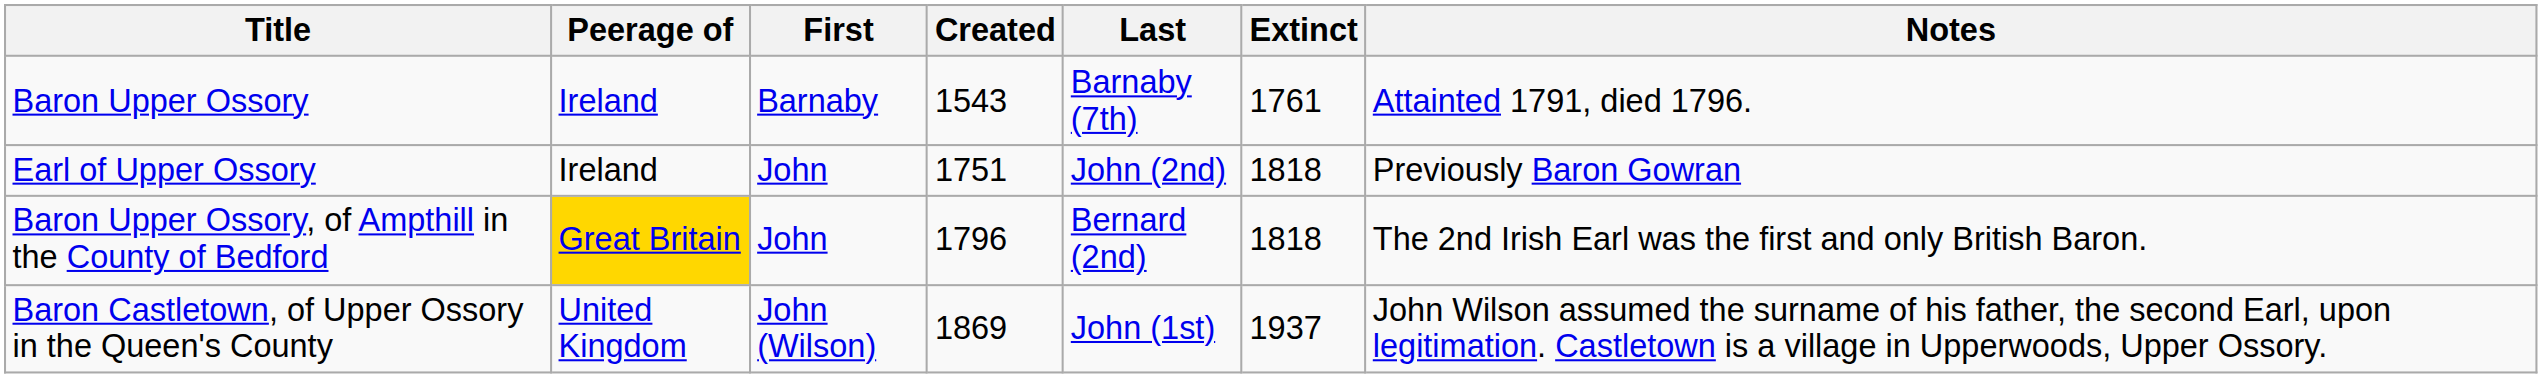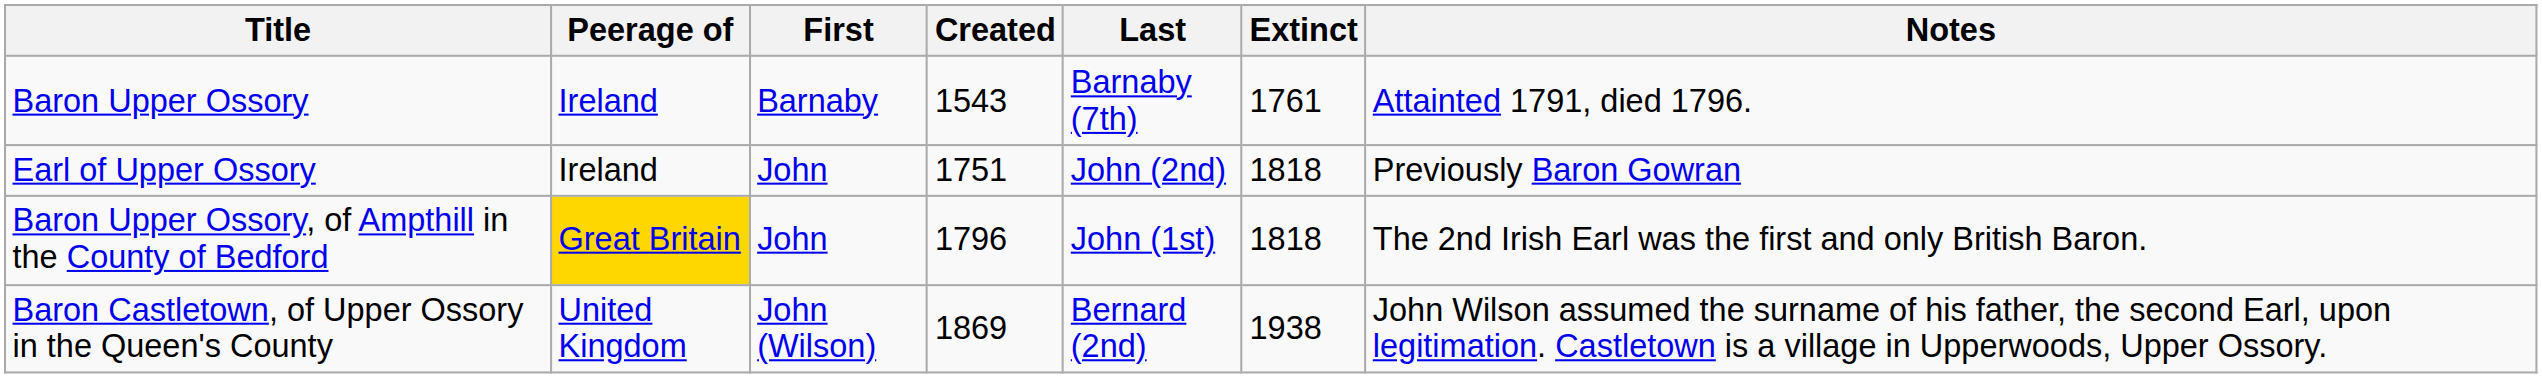(1129, 239) Bernard (2nd) -> (1143, 239) John (1st)
(1143, 327) John (1st) -> (1129, 327) Bernard (2nd)
(1286, 327) 1937 -> (1286, 327) 1938
